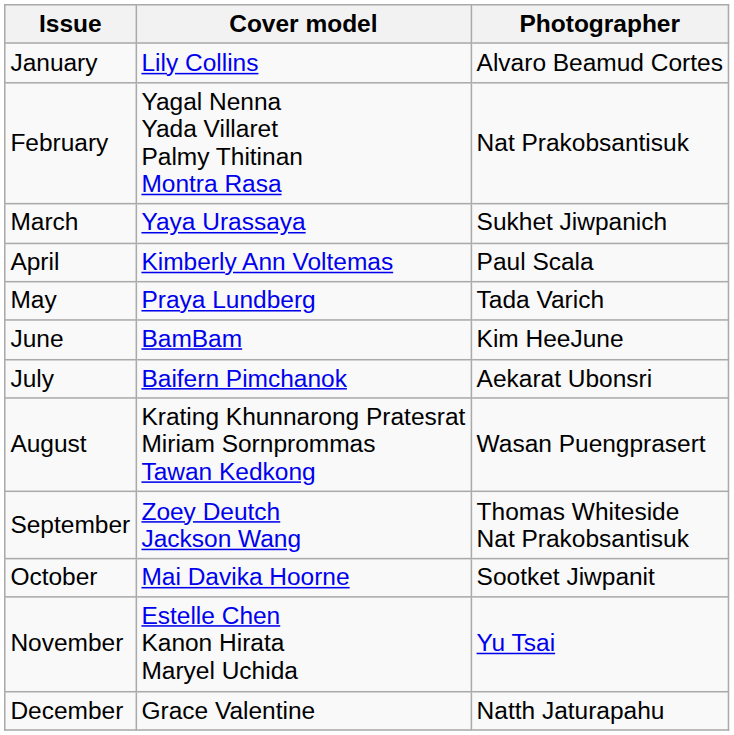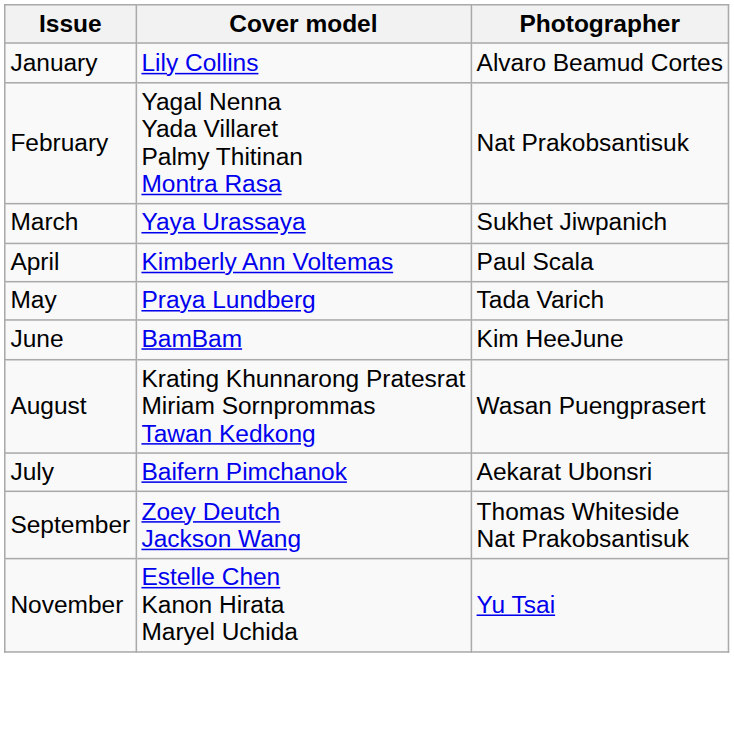rows swapped: (32, 378) <-> (49, 444)
- row: (54, 577)
- row: (67, 710)
